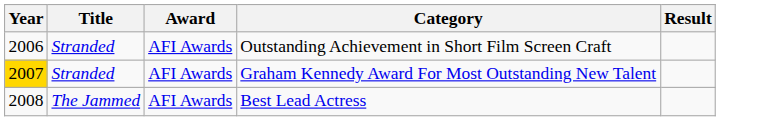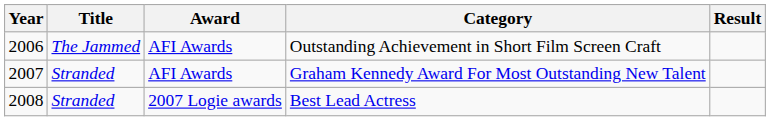(83, 45) Stranded -> (96, 45) The Jammed
(26, 73) gold background -> (26, 73) no background
(96, 101) The Jammed -> (83, 101) Stranded
(190, 101) AFI Awards -> (215, 101) 2007 Logie awards
